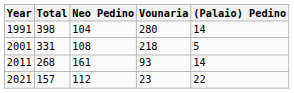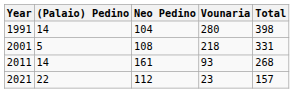columns swapped: (240, 13) <-> (52, 13)
